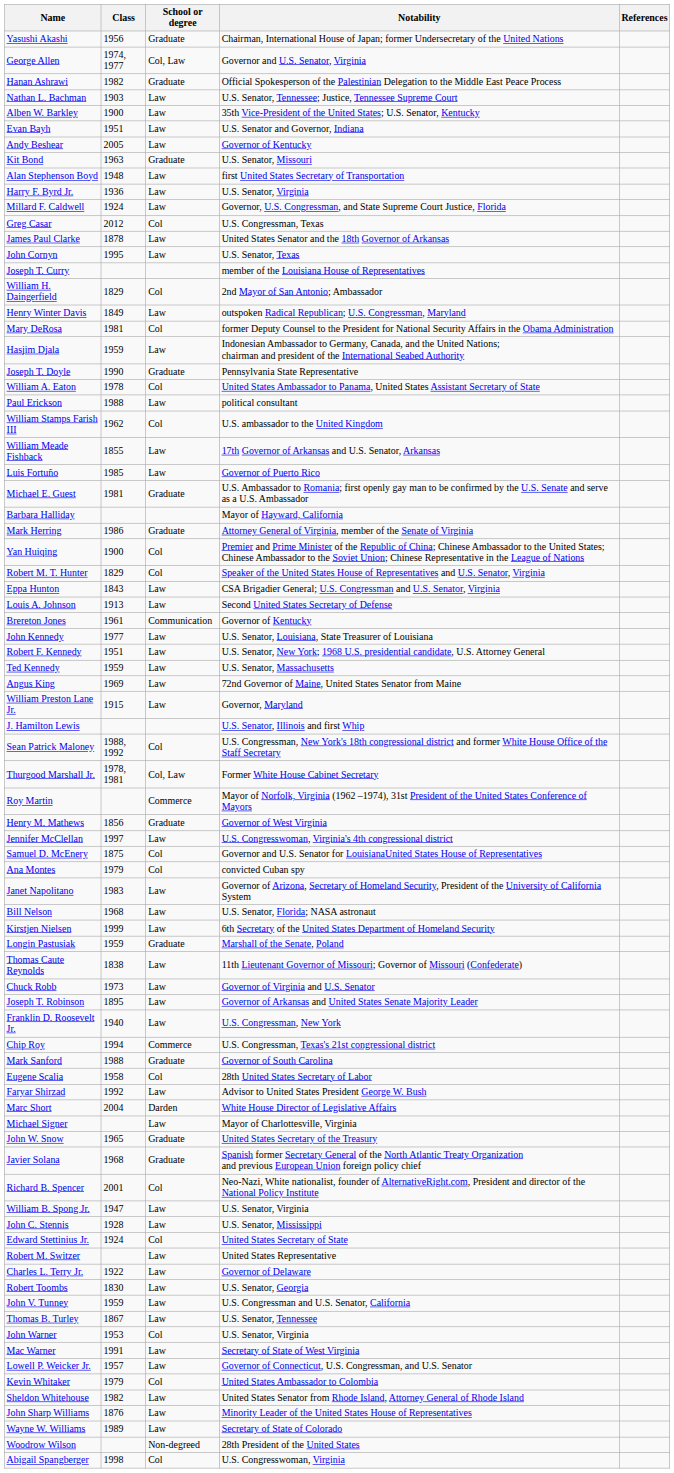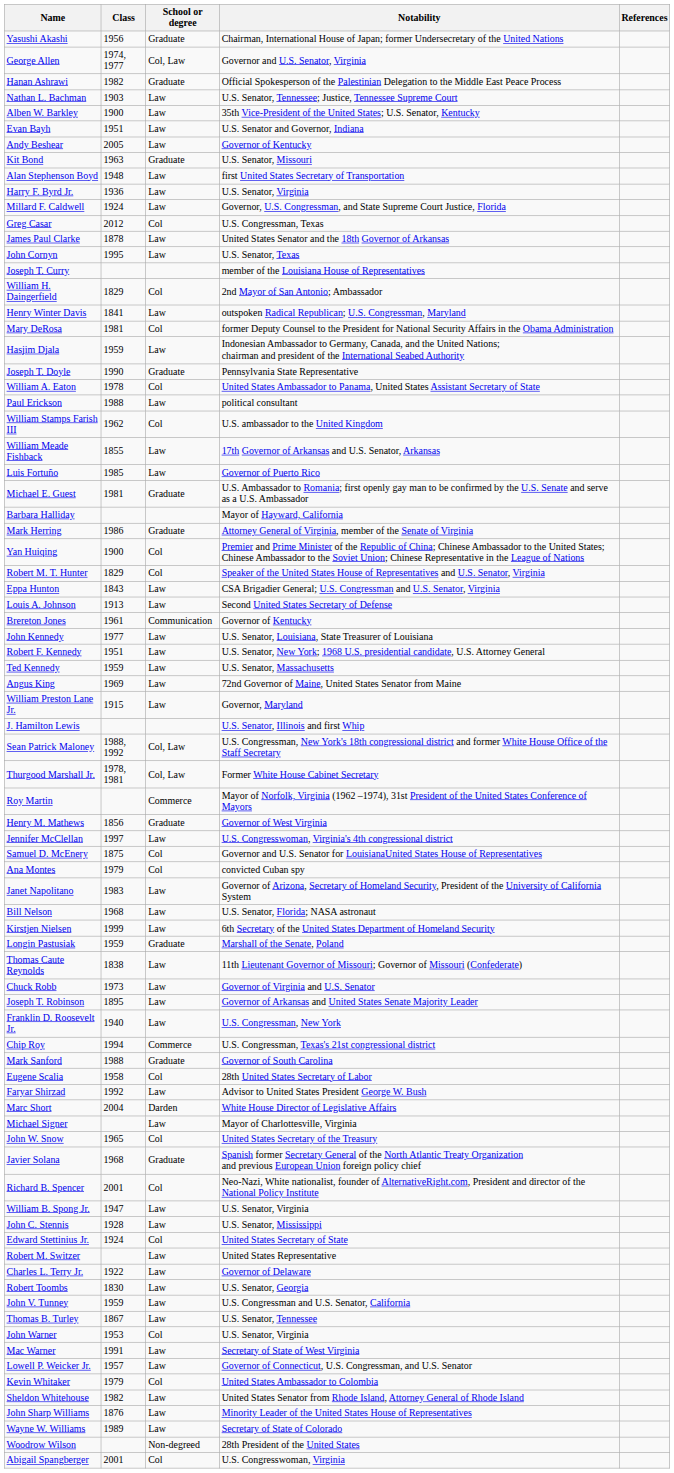(113, 313) 1849 -> (113, 313) 1841
(155, 747) Col -> (167, 747) Col, Law
(166, 1139) Graduate -> (155, 1139) Col
(113, 1460) 1998 -> (113, 1460) 2001
